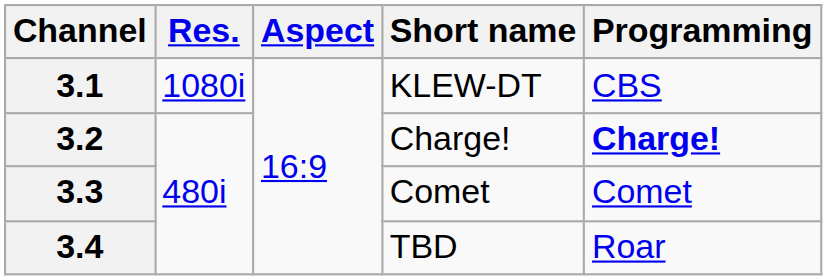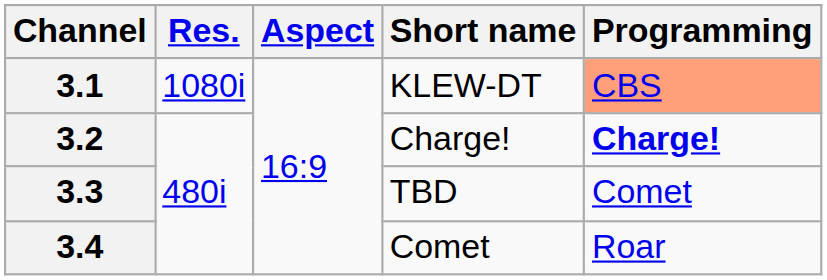(627, 85) no background -> (627, 85) lightsalmon background
(440, 192) Comet -> (424, 192) TBD
(424, 246) TBD -> (440, 246) Comet
